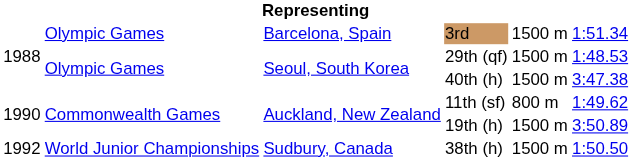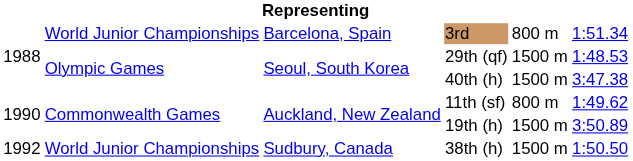(104, 33) Olympic Games -> (152, 33) World Junior Championships
(540, 33) 1500 m -> (535, 33) 800 m
